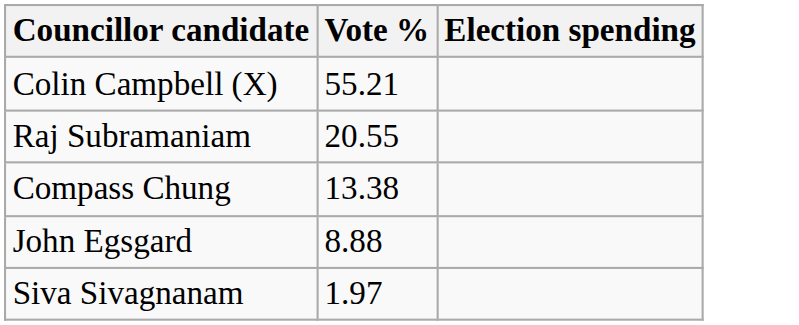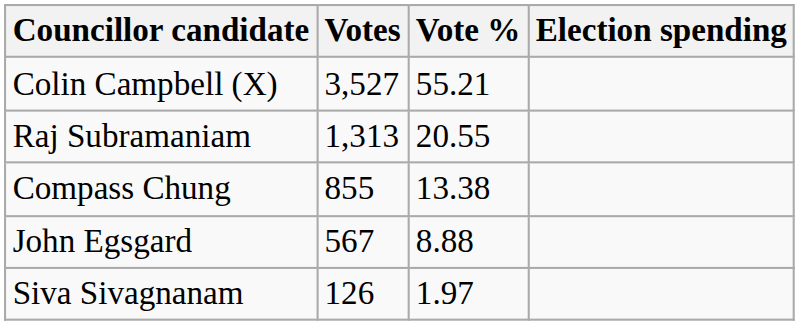+ column: (363, 30)
